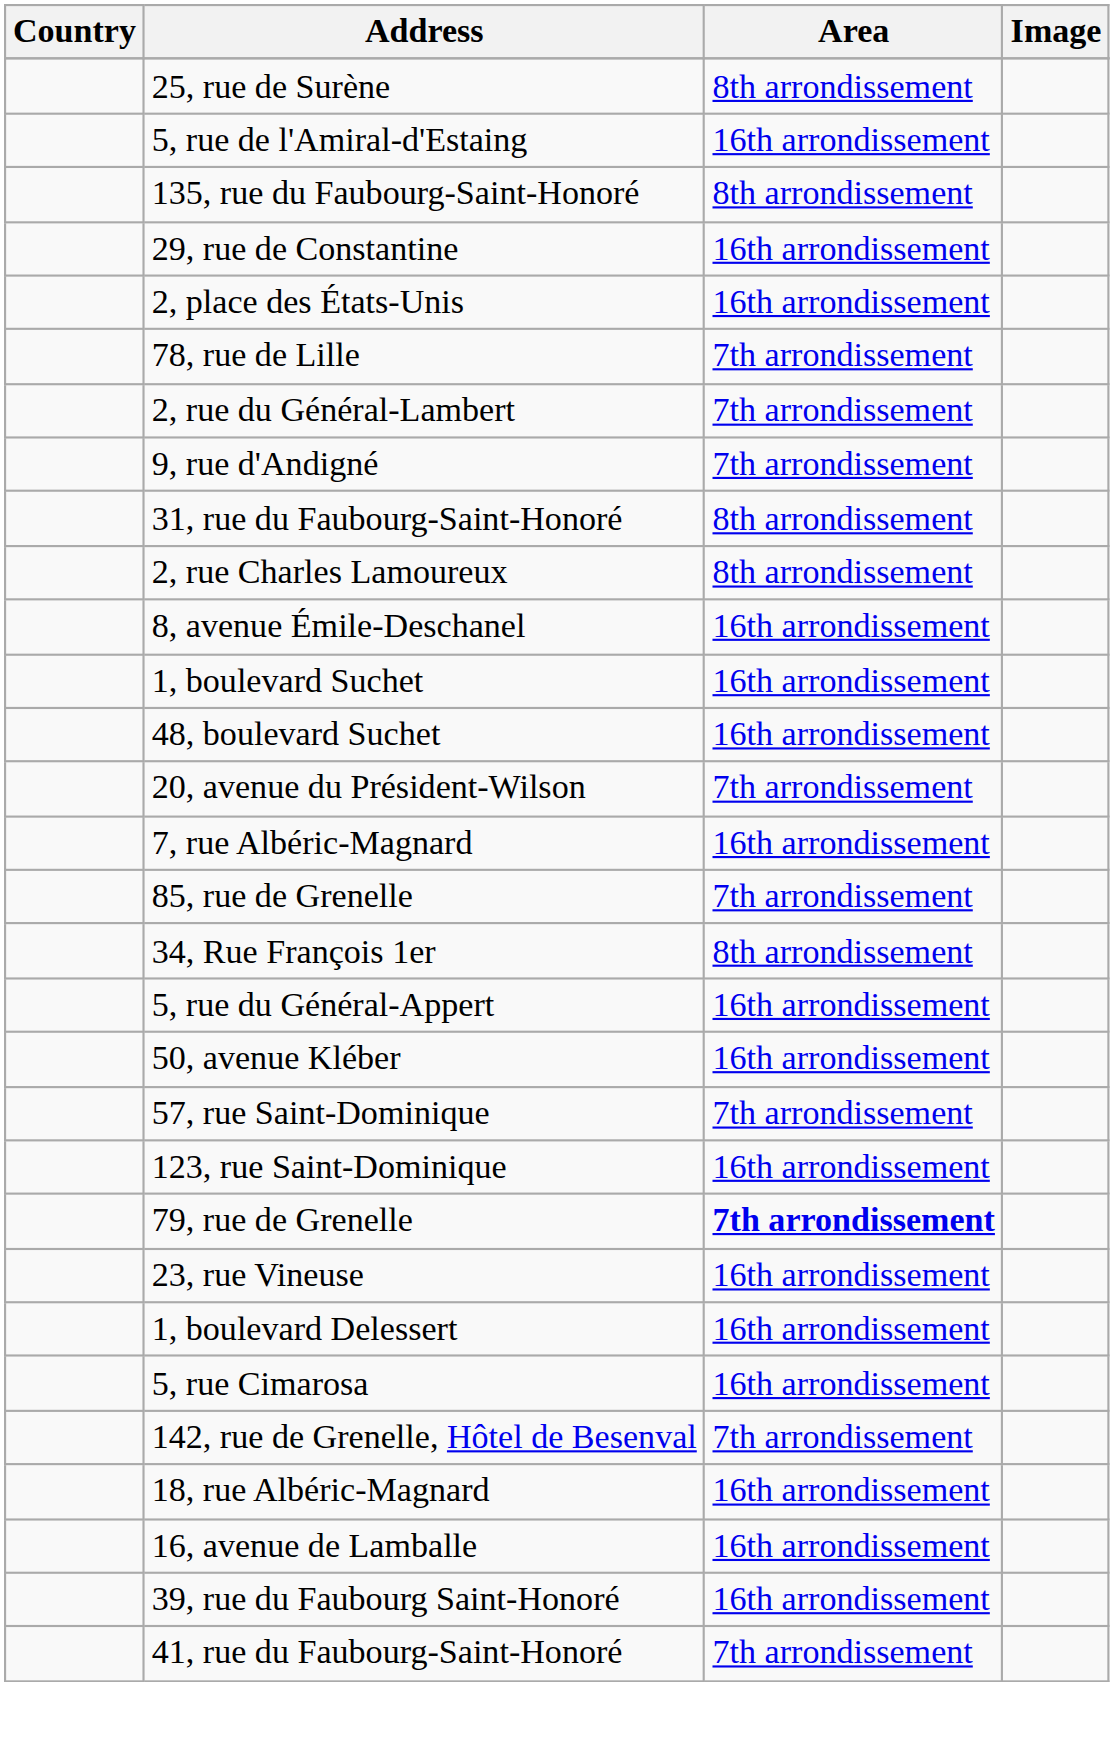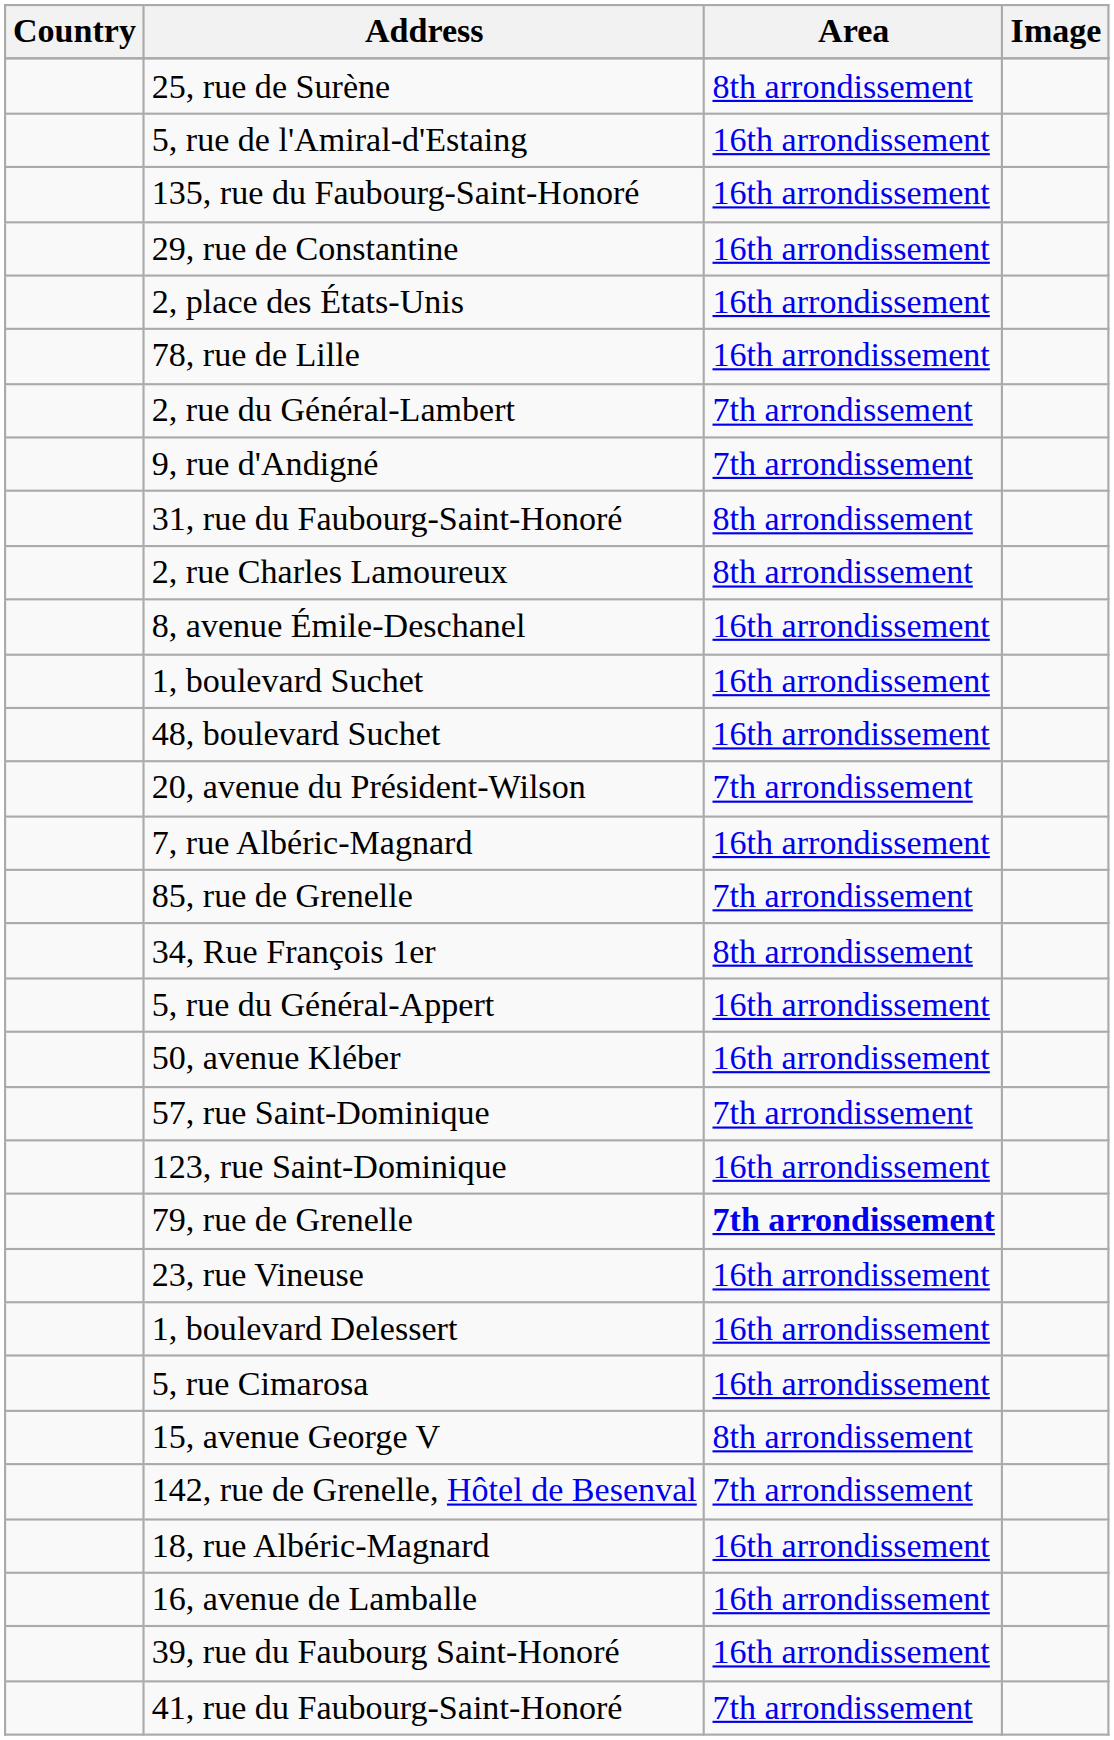(843, 193) 8th arrondissement -> (851, 193) 16th arrondissement
(843, 355) 7th arrondissement -> (851, 355) 16th arrondissement
+ row: (296, 1436)
